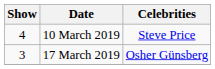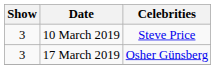(22, 34) 4 -> (22, 34) 3
